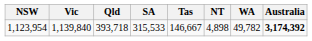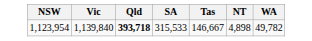- column: (285, 12)
(112, 28) normal -> (134, 28) bold
